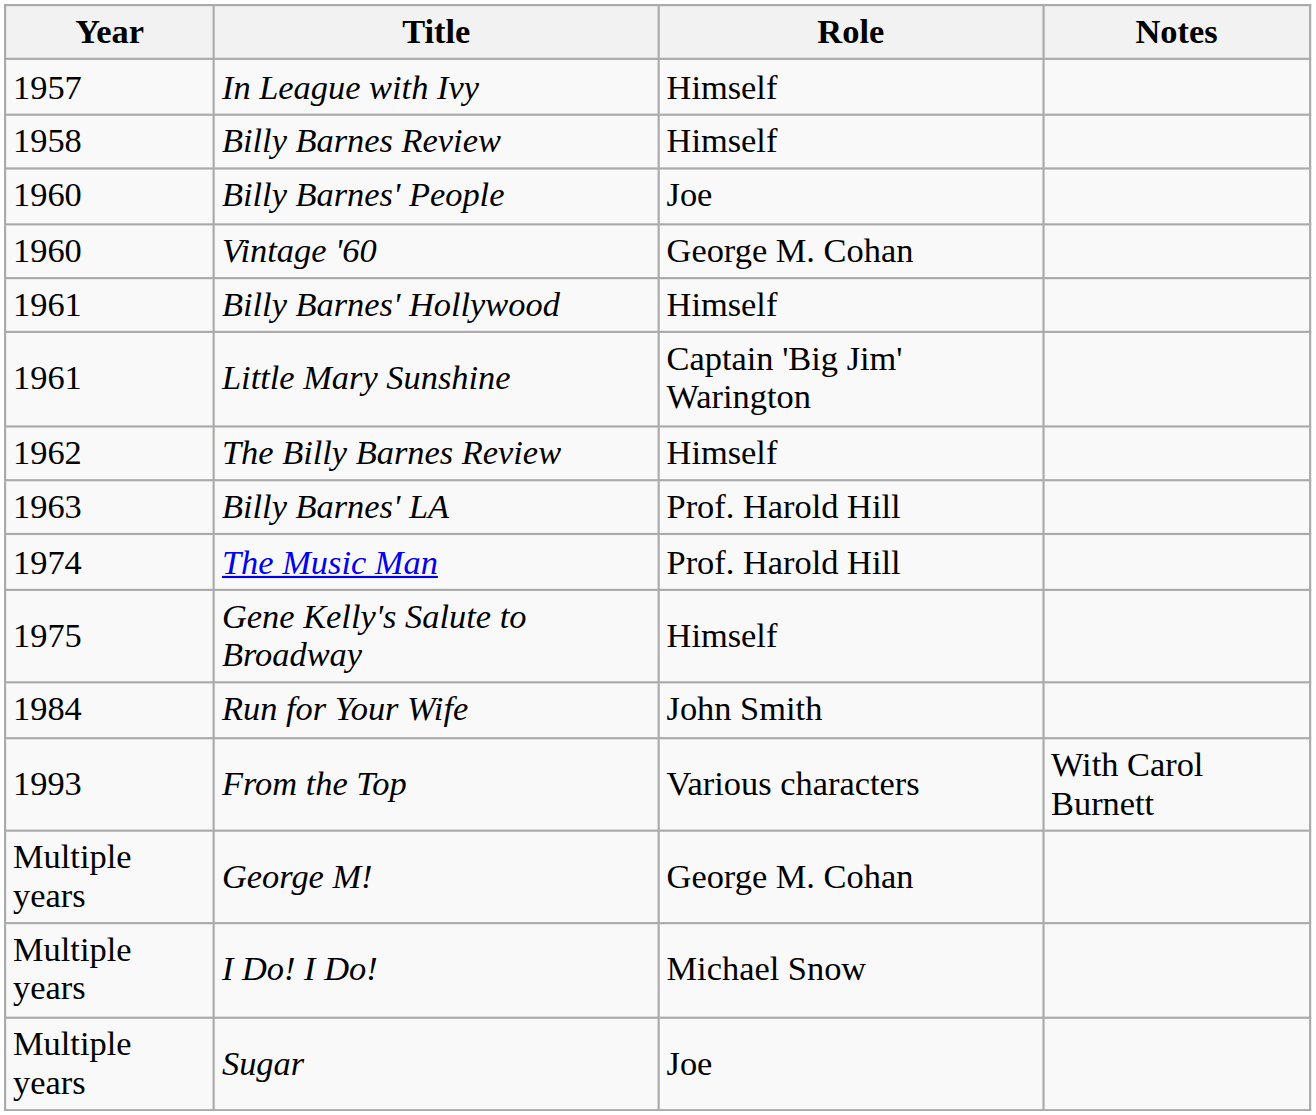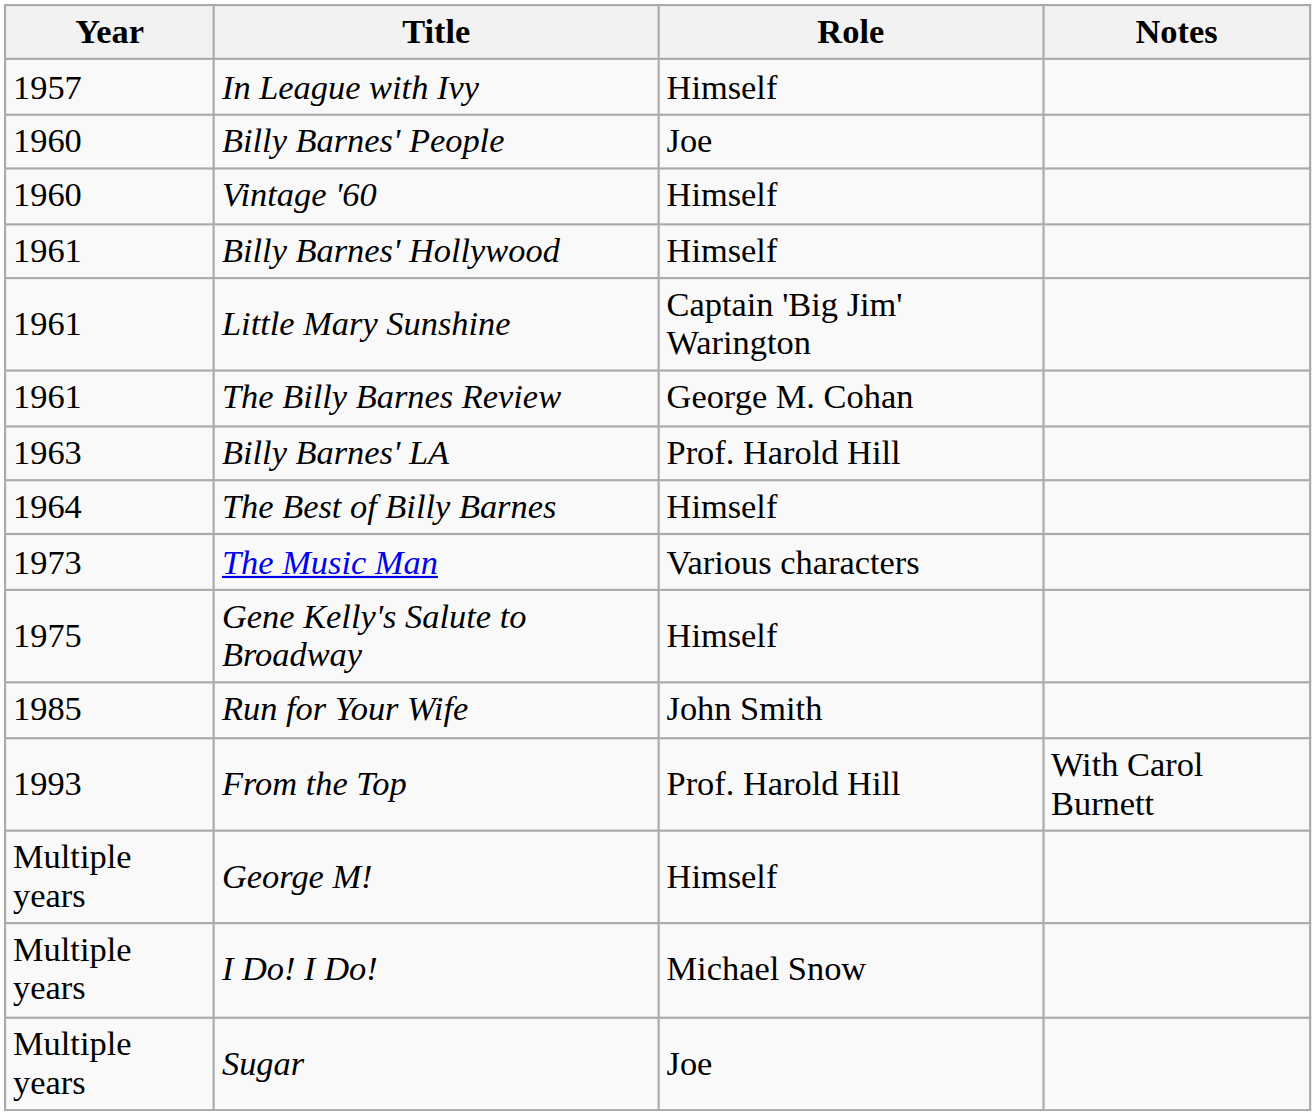- row: (361, 140)
(790, 250) George M. Cohan -> (722, 195) Himself
(47, 452) 1962 -> (47, 397) 1961
(722, 452) Himself -> (790, 397) George M. Cohan
+ row: (389, 506)
(47, 561) 1974 -> (47, 561) 1973
(784, 561) Prof. Harold Hill -> (793, 561) Various characters
(47, 709) 1984 -> (47, 709) 1985
(793, 783) Various characters -> (784, 783) Prof. Harold Hill
(790, 876) George M. Cohan -> (722, 876) Himself
